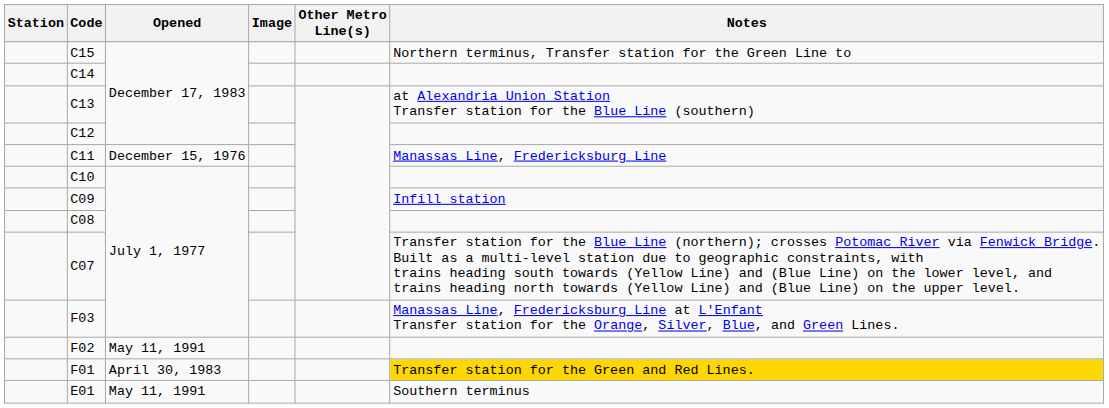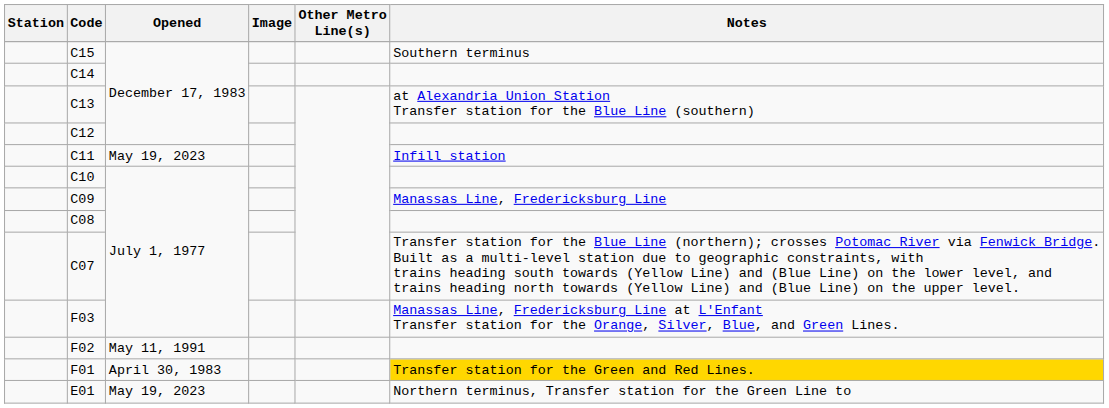(622, 53) Northern terminus, Transfer station for the Green Line to -> (461, 53) Southern terminus
(177, 155) December 15, 1976 -> (157, 155) May 19, 2023
(530, 155) Manassas Line, Fredericksburg Line -> (449, 155) Infill station
(449, 199) Infill station -> (530, 199) Manassas Line, Fredericksburg Line
(157, 392) May 11, 1991 -> (157, 392) May 19, 2023
(461, 392) Southern terminus -> (622, 392) Northern terminus, Transfer station for the Green Line to
